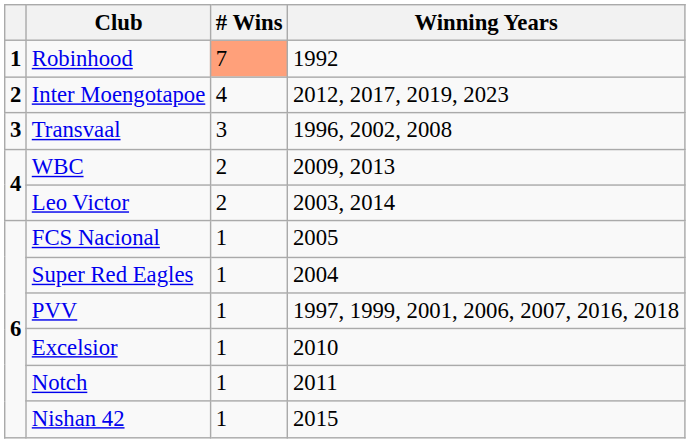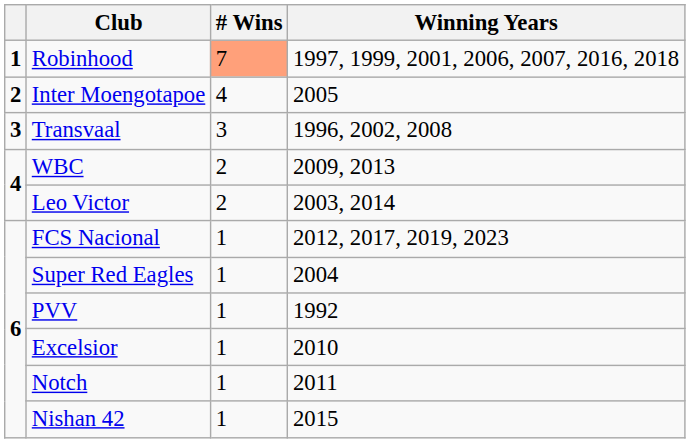(316, 58) 1992 -> (486, 58) 1997, 1999, 2001, 2006, 2007, 2016, 2018
(401, 94) 2012, 2017, 2019, 2023 -> (316, 94) 2005
(316, 238) 2005 -> (401, 238) 2012, 2017, 2019, 2023
(486, 310) 1997, 1999, 2001, 2006, 2007, 2016, 2018 -> (316, 310) 1992
